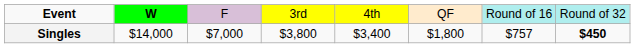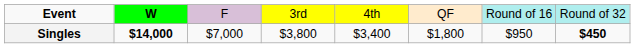(151, 33) normal -> (151, 33) bold
(519, 33) $757 -> (519, 33) $950
